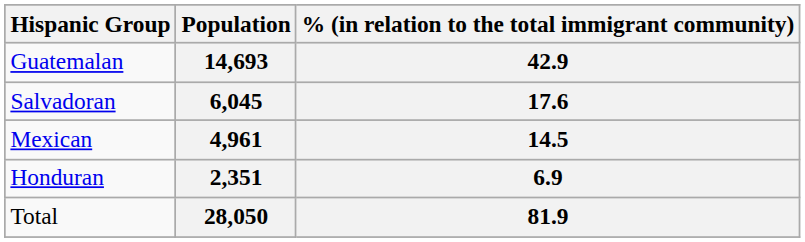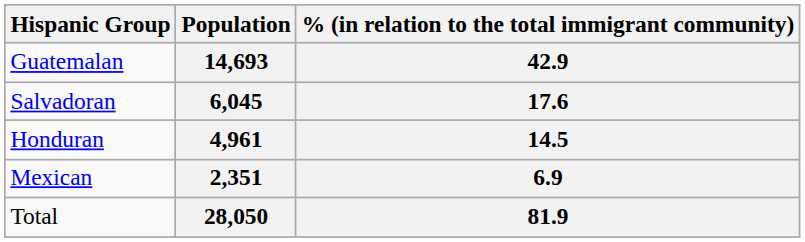(51, 139) Mexican -> (57, 139) Honduran
(57, 177) Honduran -> (51, 177) Mexican
